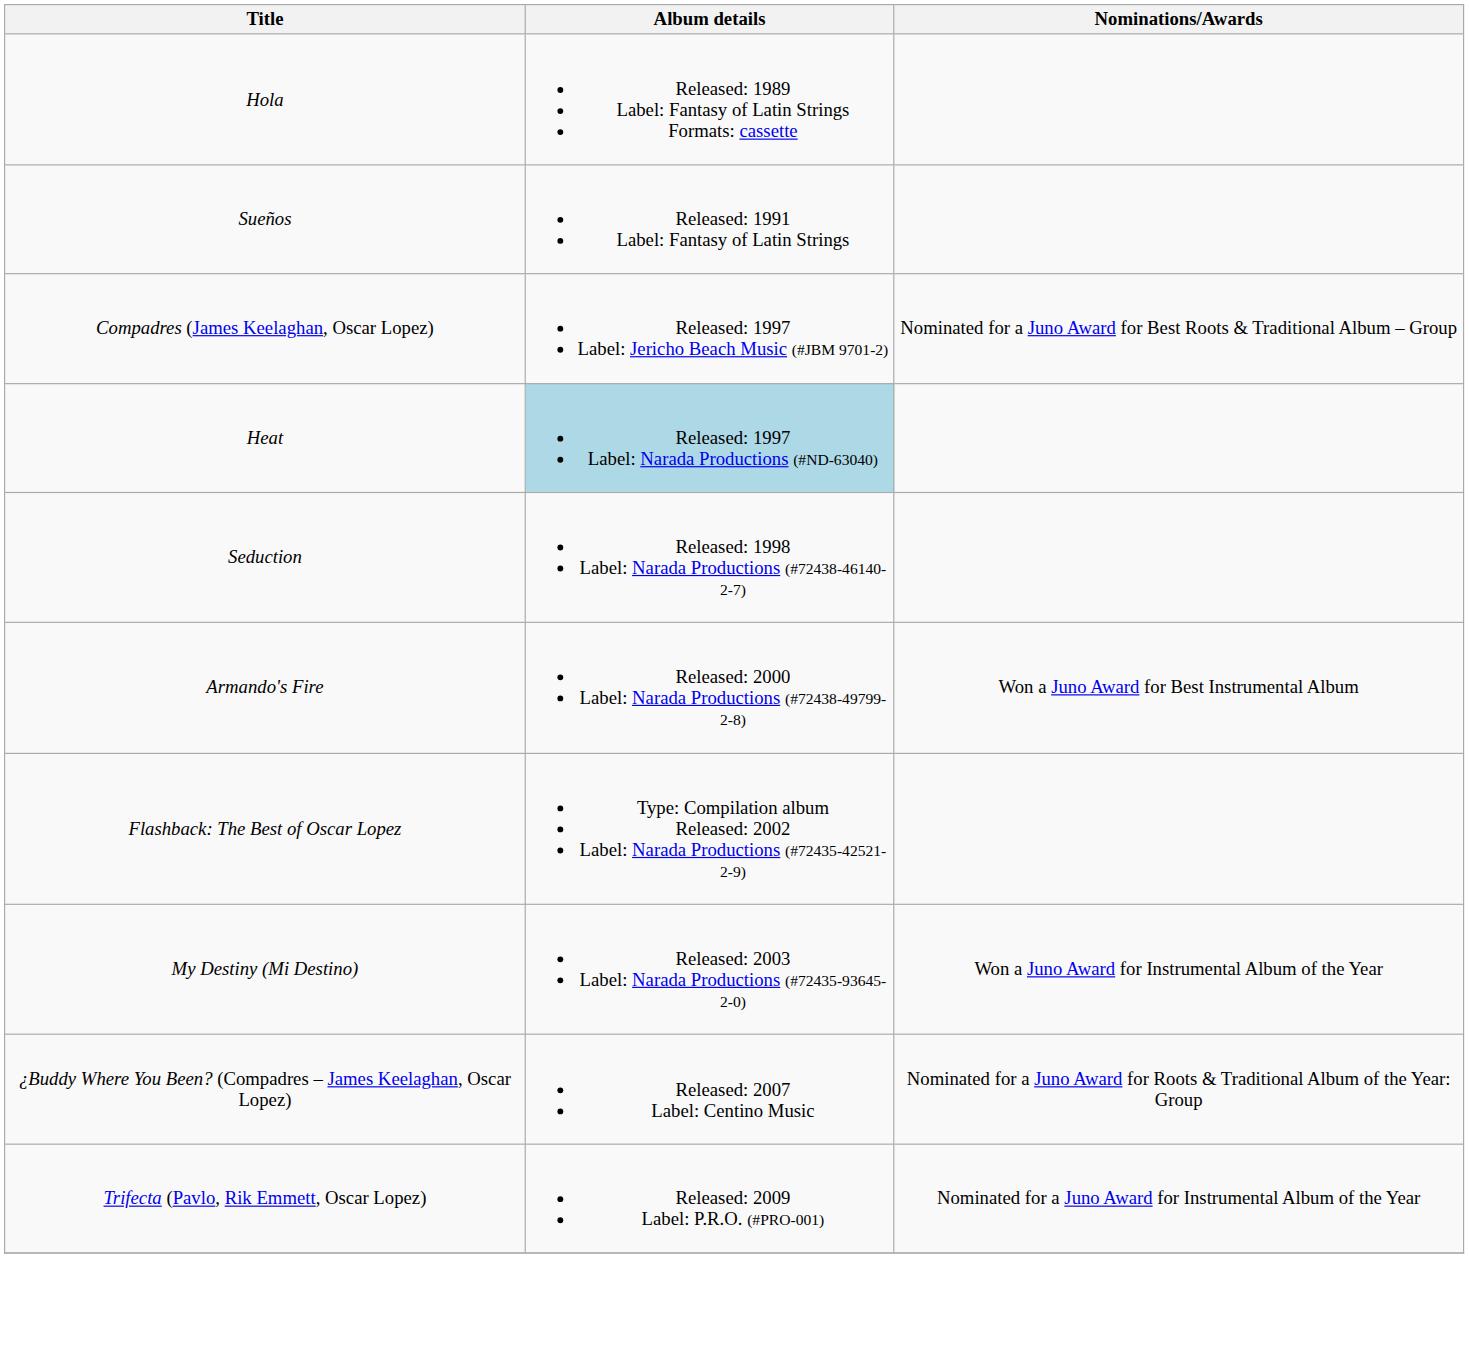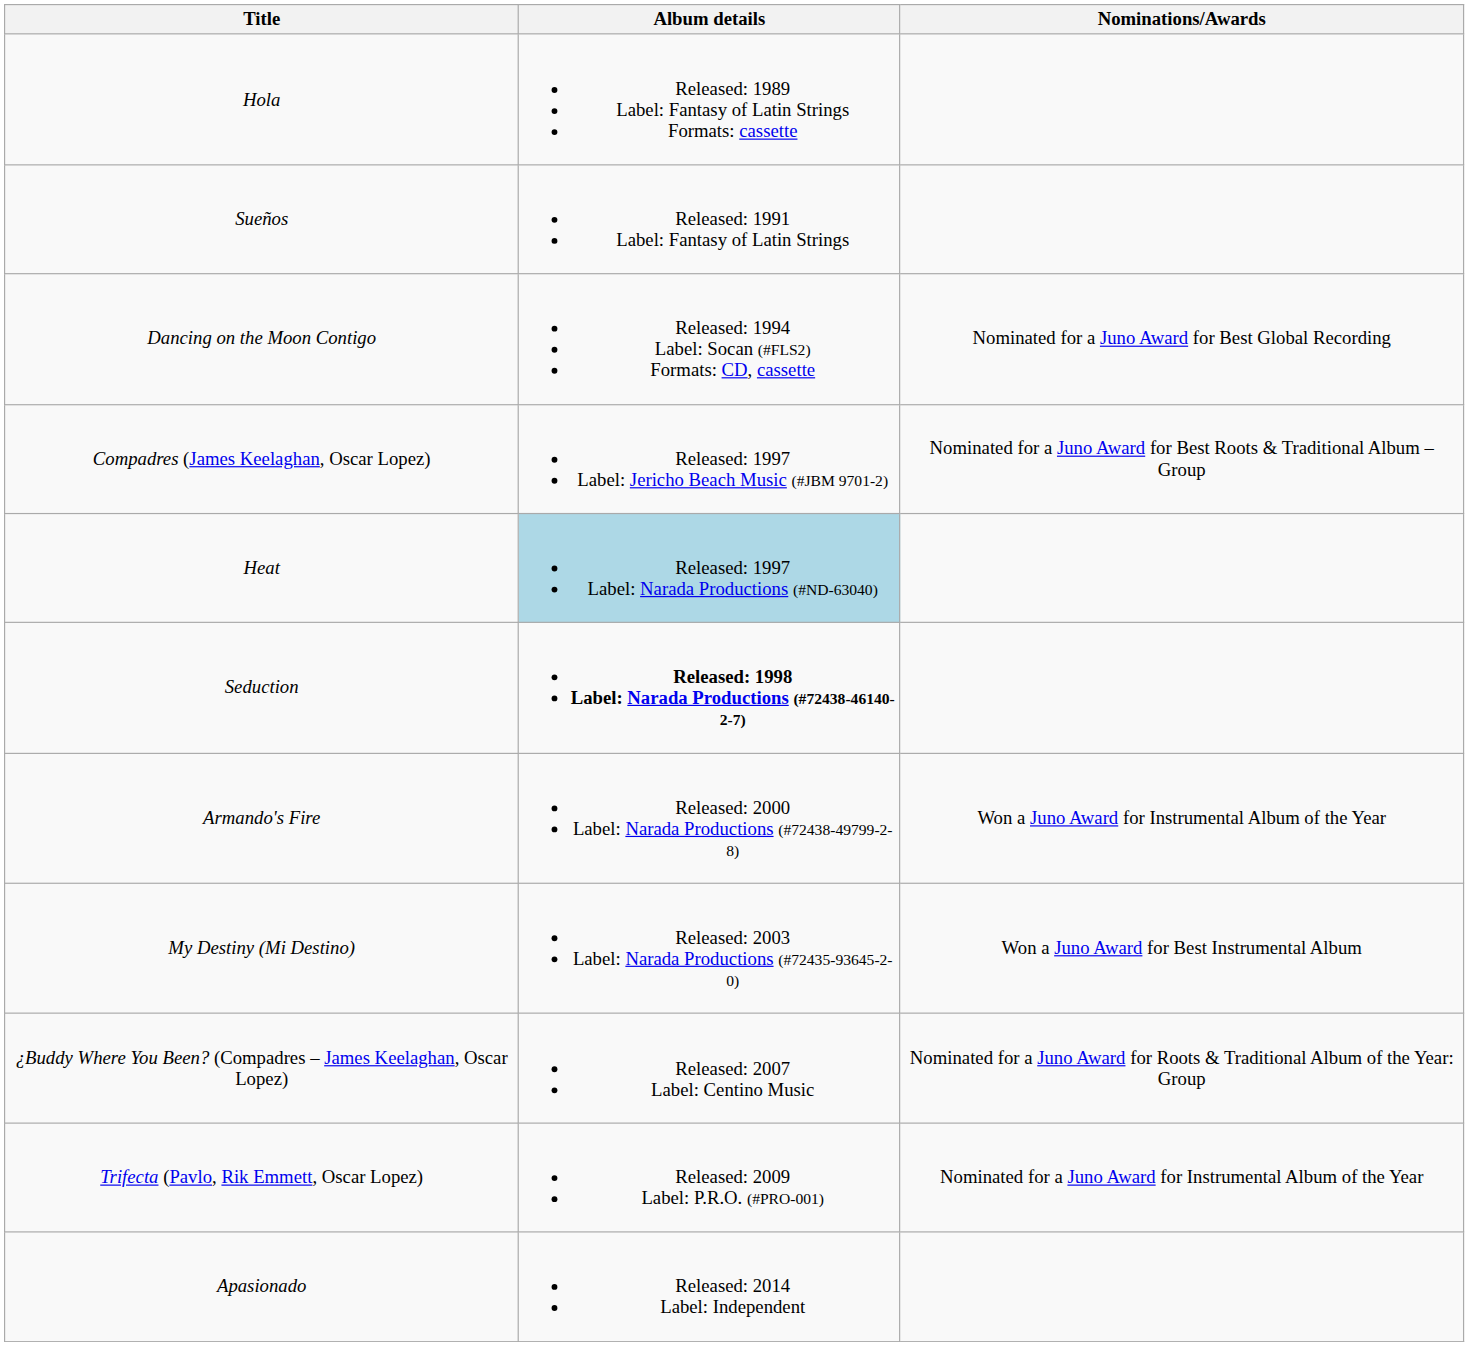+ row: (262, 338)
(710, 568) normal -> (709, 698) bold
(1179, 687) Won a Juno Award for Best Instrumental Album -> (1182, 818) Won a Juno Award for Instrumental Album of the Year
- row: (265, 828)
(1179, 969) Won a Juno Award for Instrumental Album of the Year -> (1182, 948) Won a Juno Award for Best Instrumental Album
+ row: (262, 1286)
